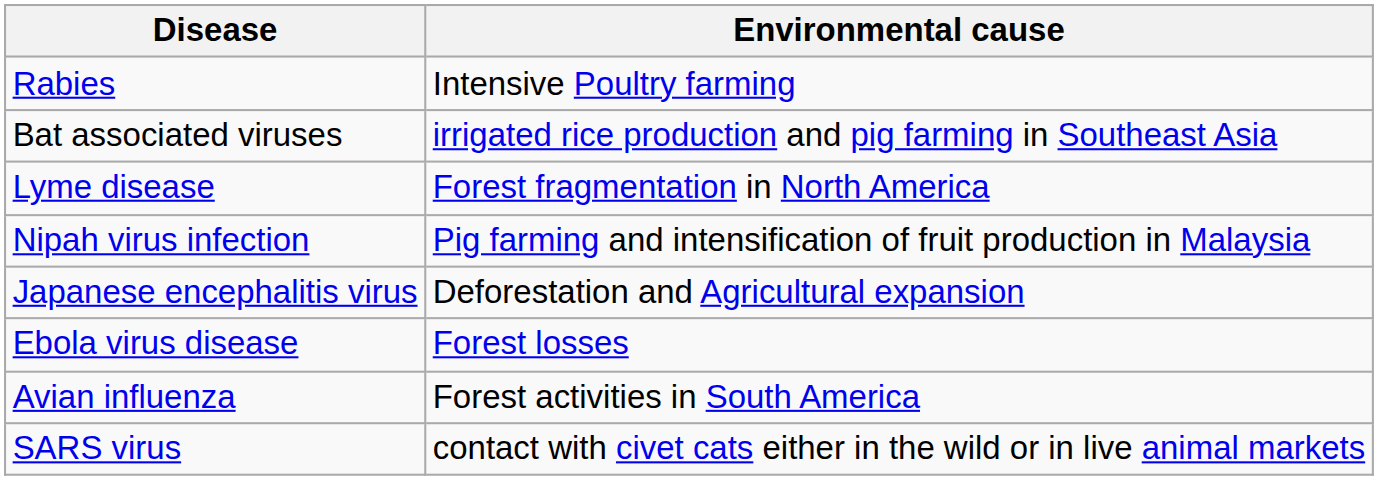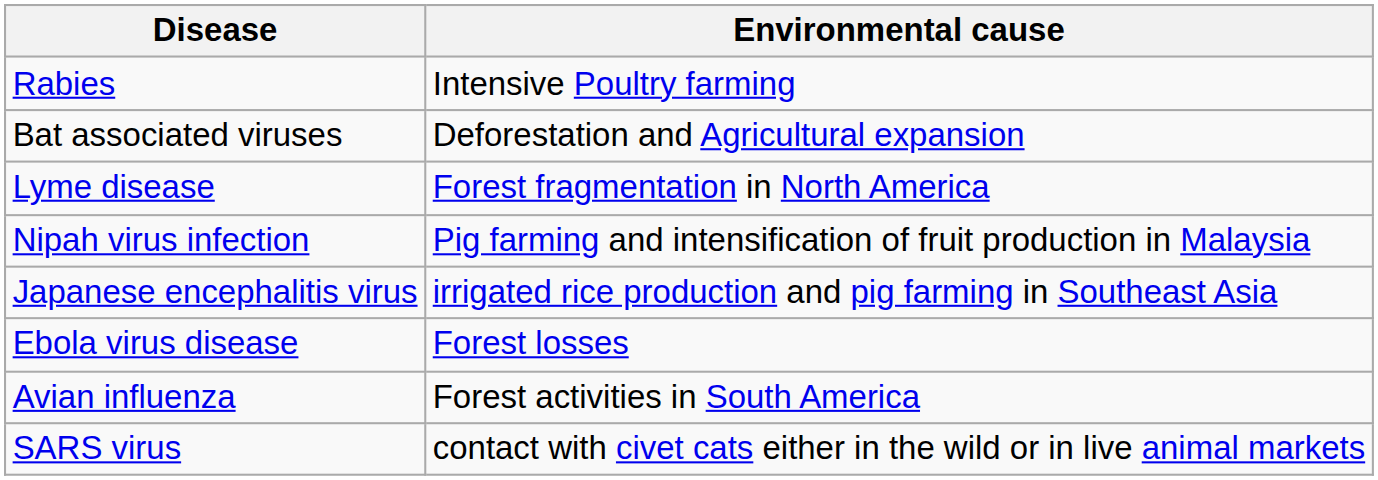(855, 135) irrigated rice production and pig farming in Southeast Asia -> (729, 135) Deforestation and Agricultural expansion
(729, 291) Deforestation and Agricultural expansion -> (855, 291) irrigated rice production and pig farming in Southeast Asia
